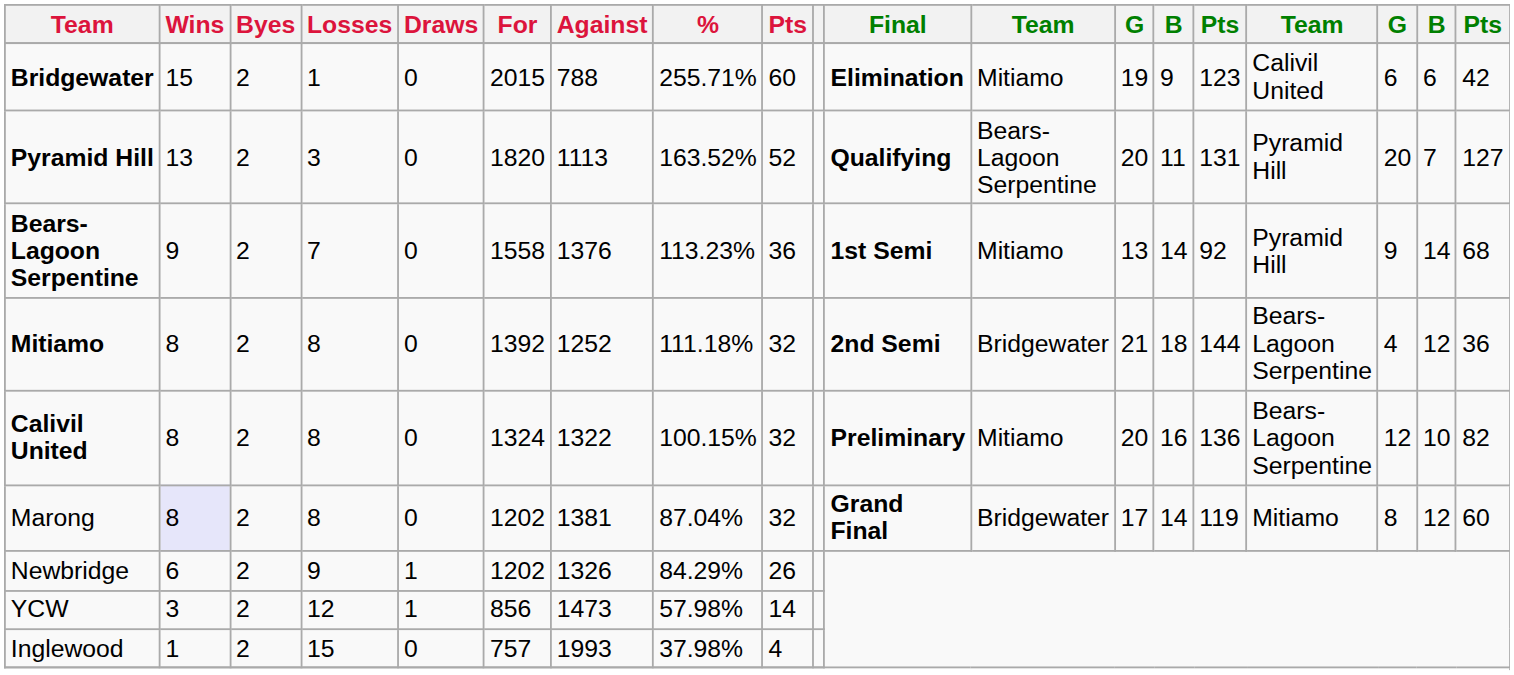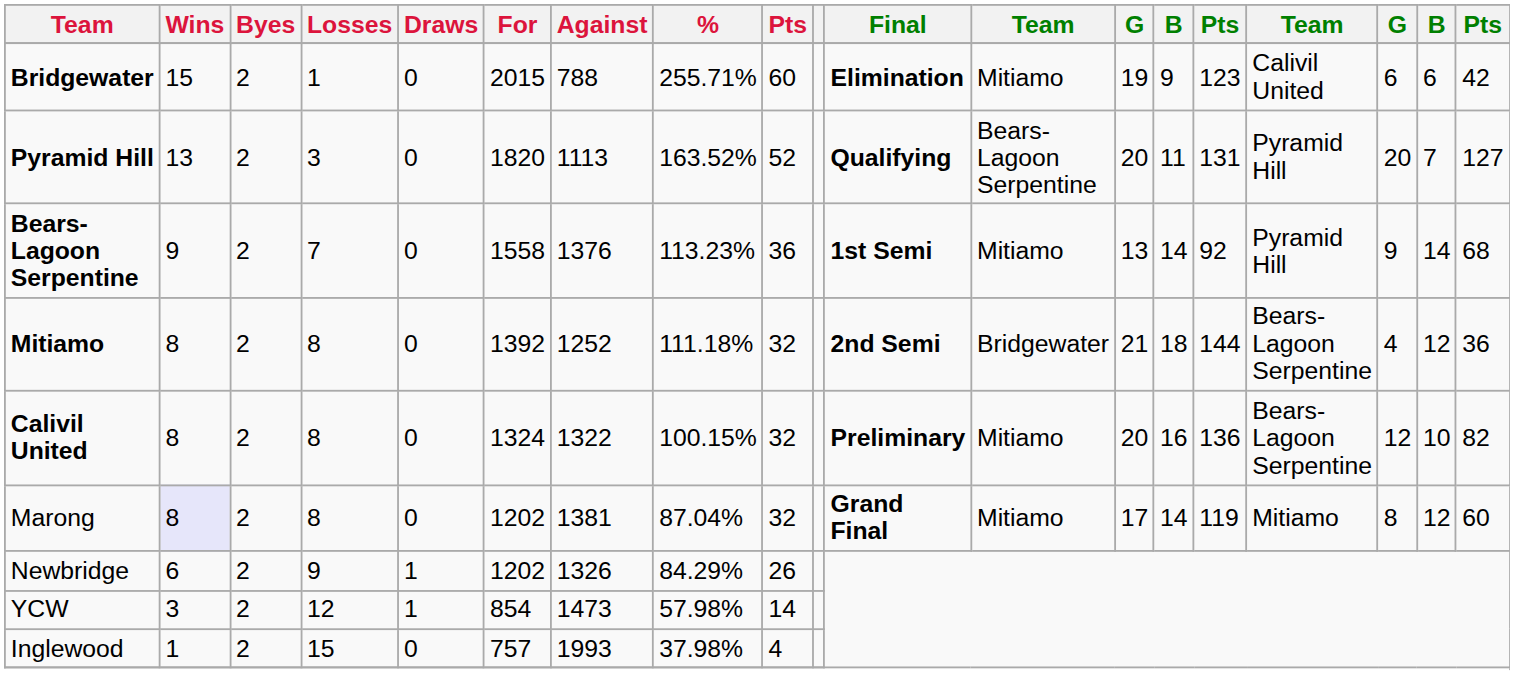(1043, 517) Bridgewater -> (1020, 517) Mitiamo
(511, 609) 856 -> (511, 609) 854
